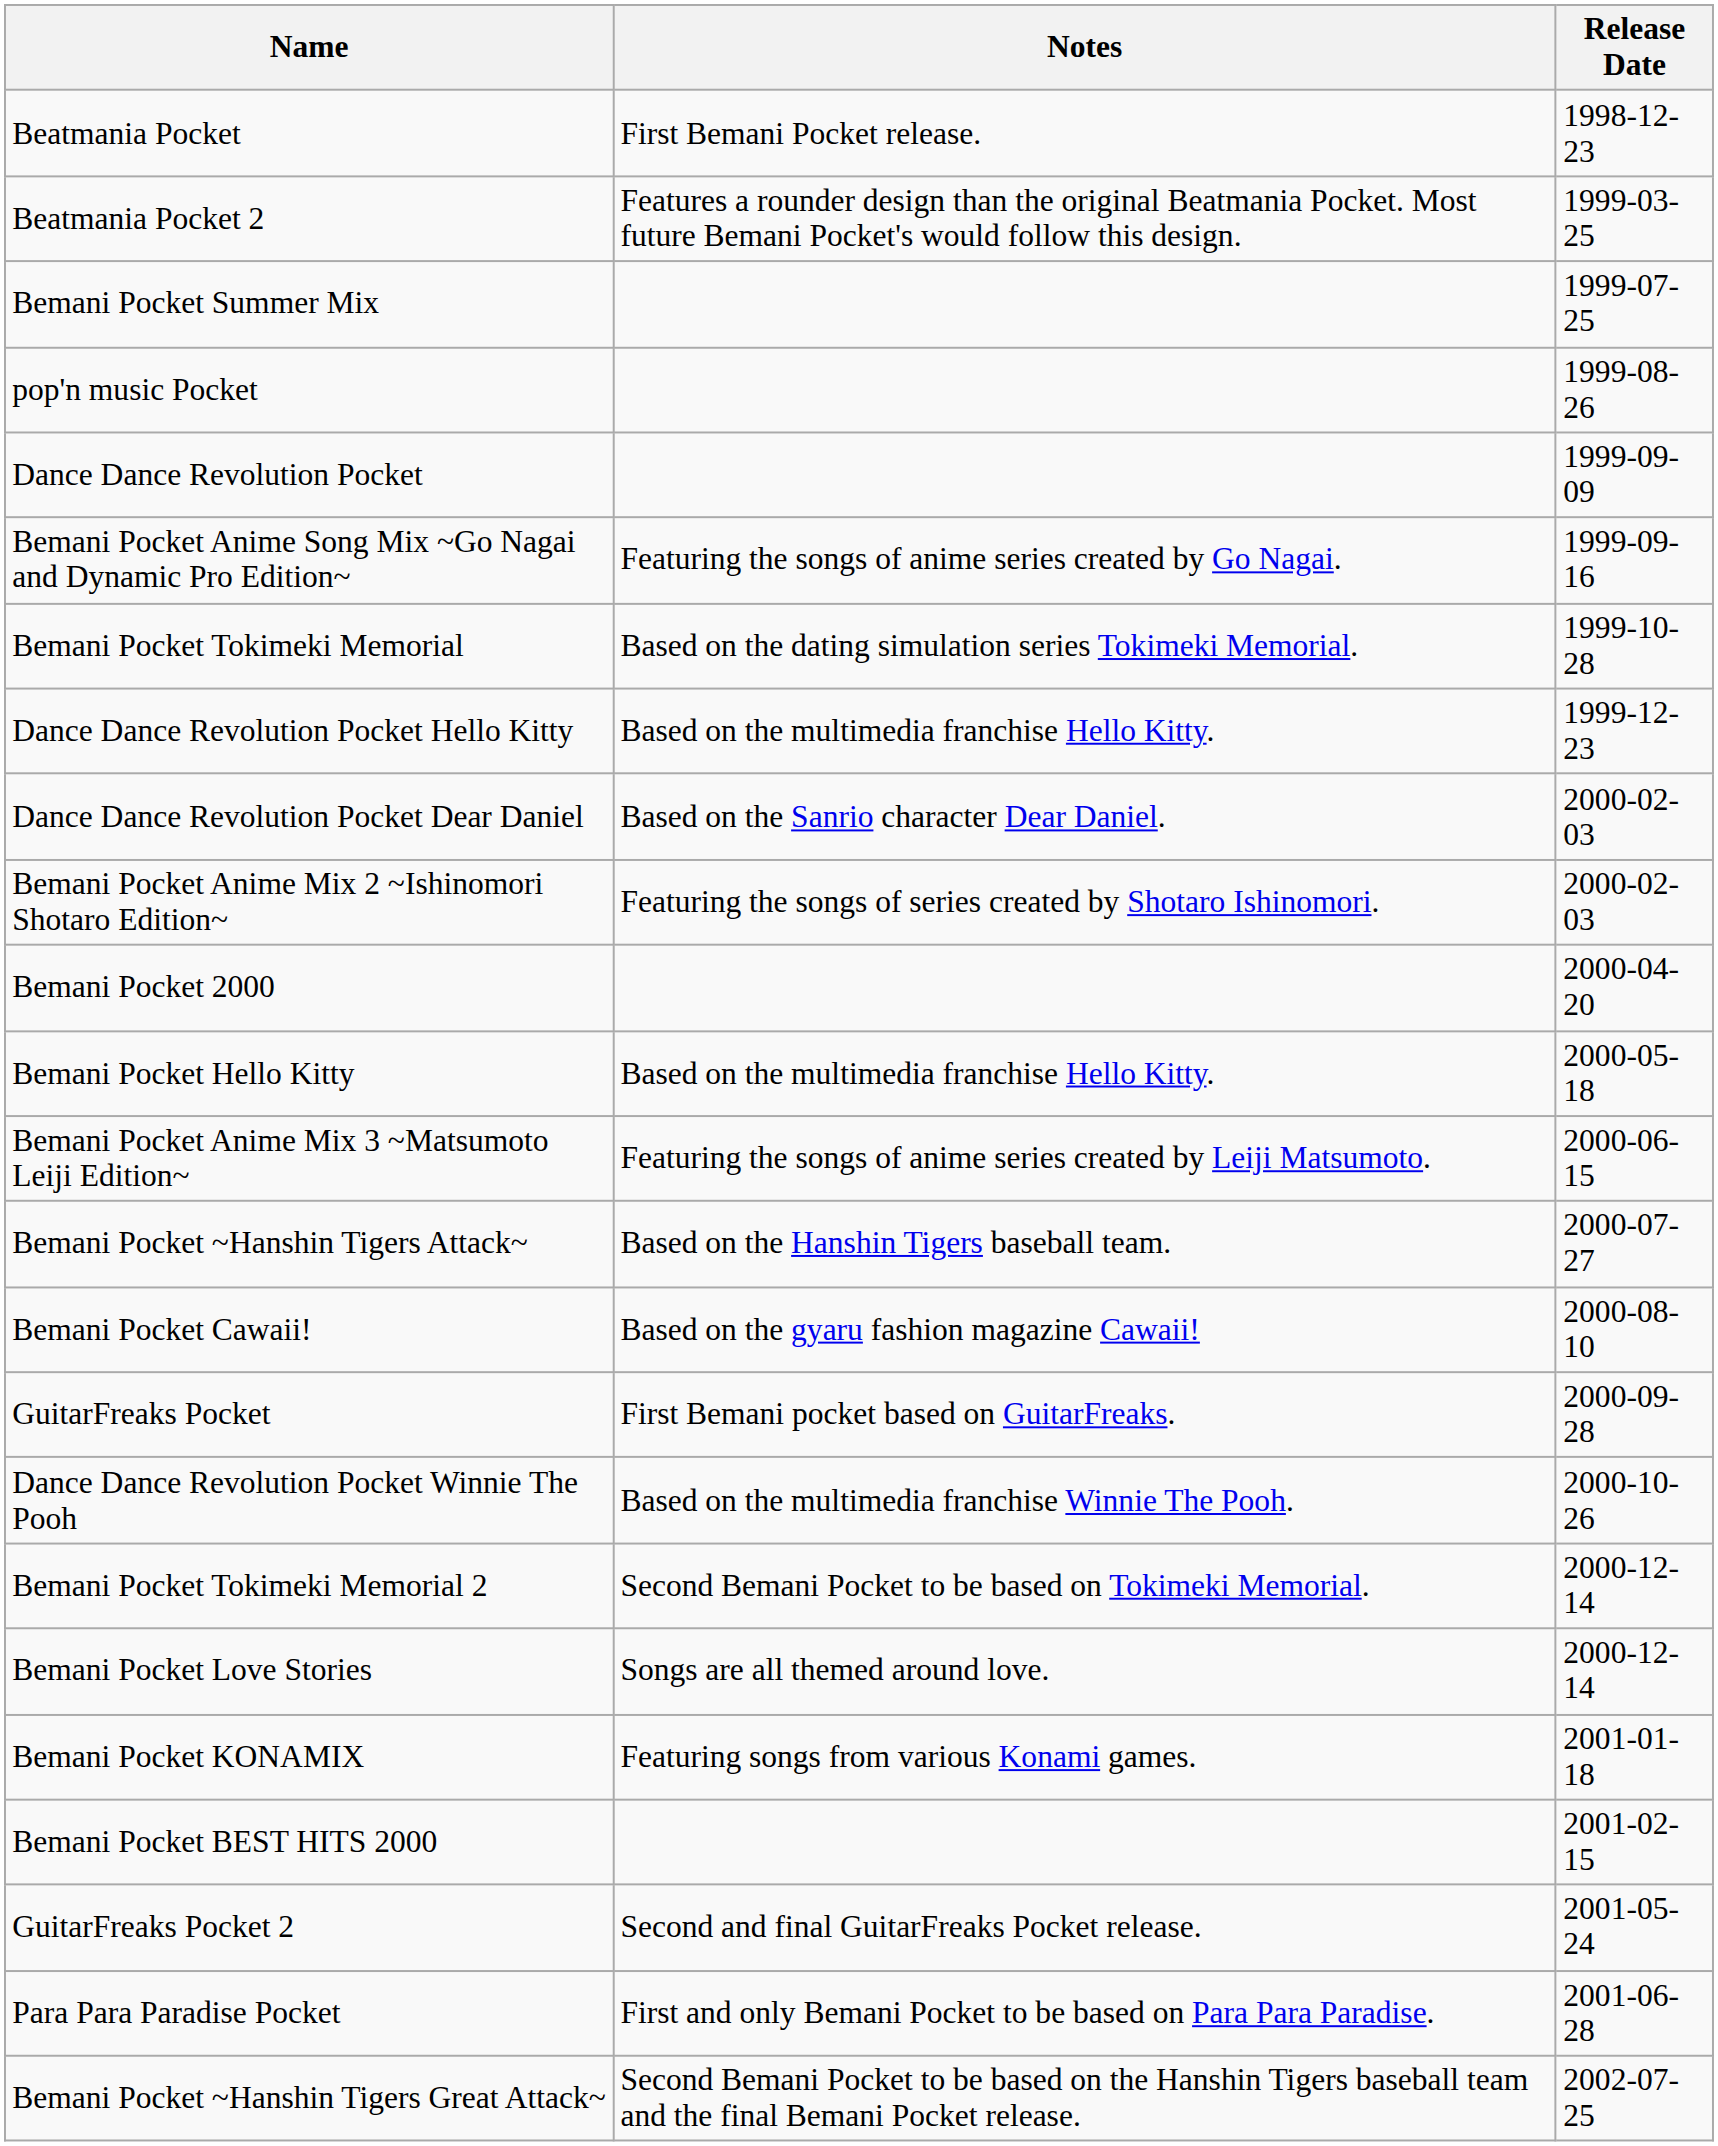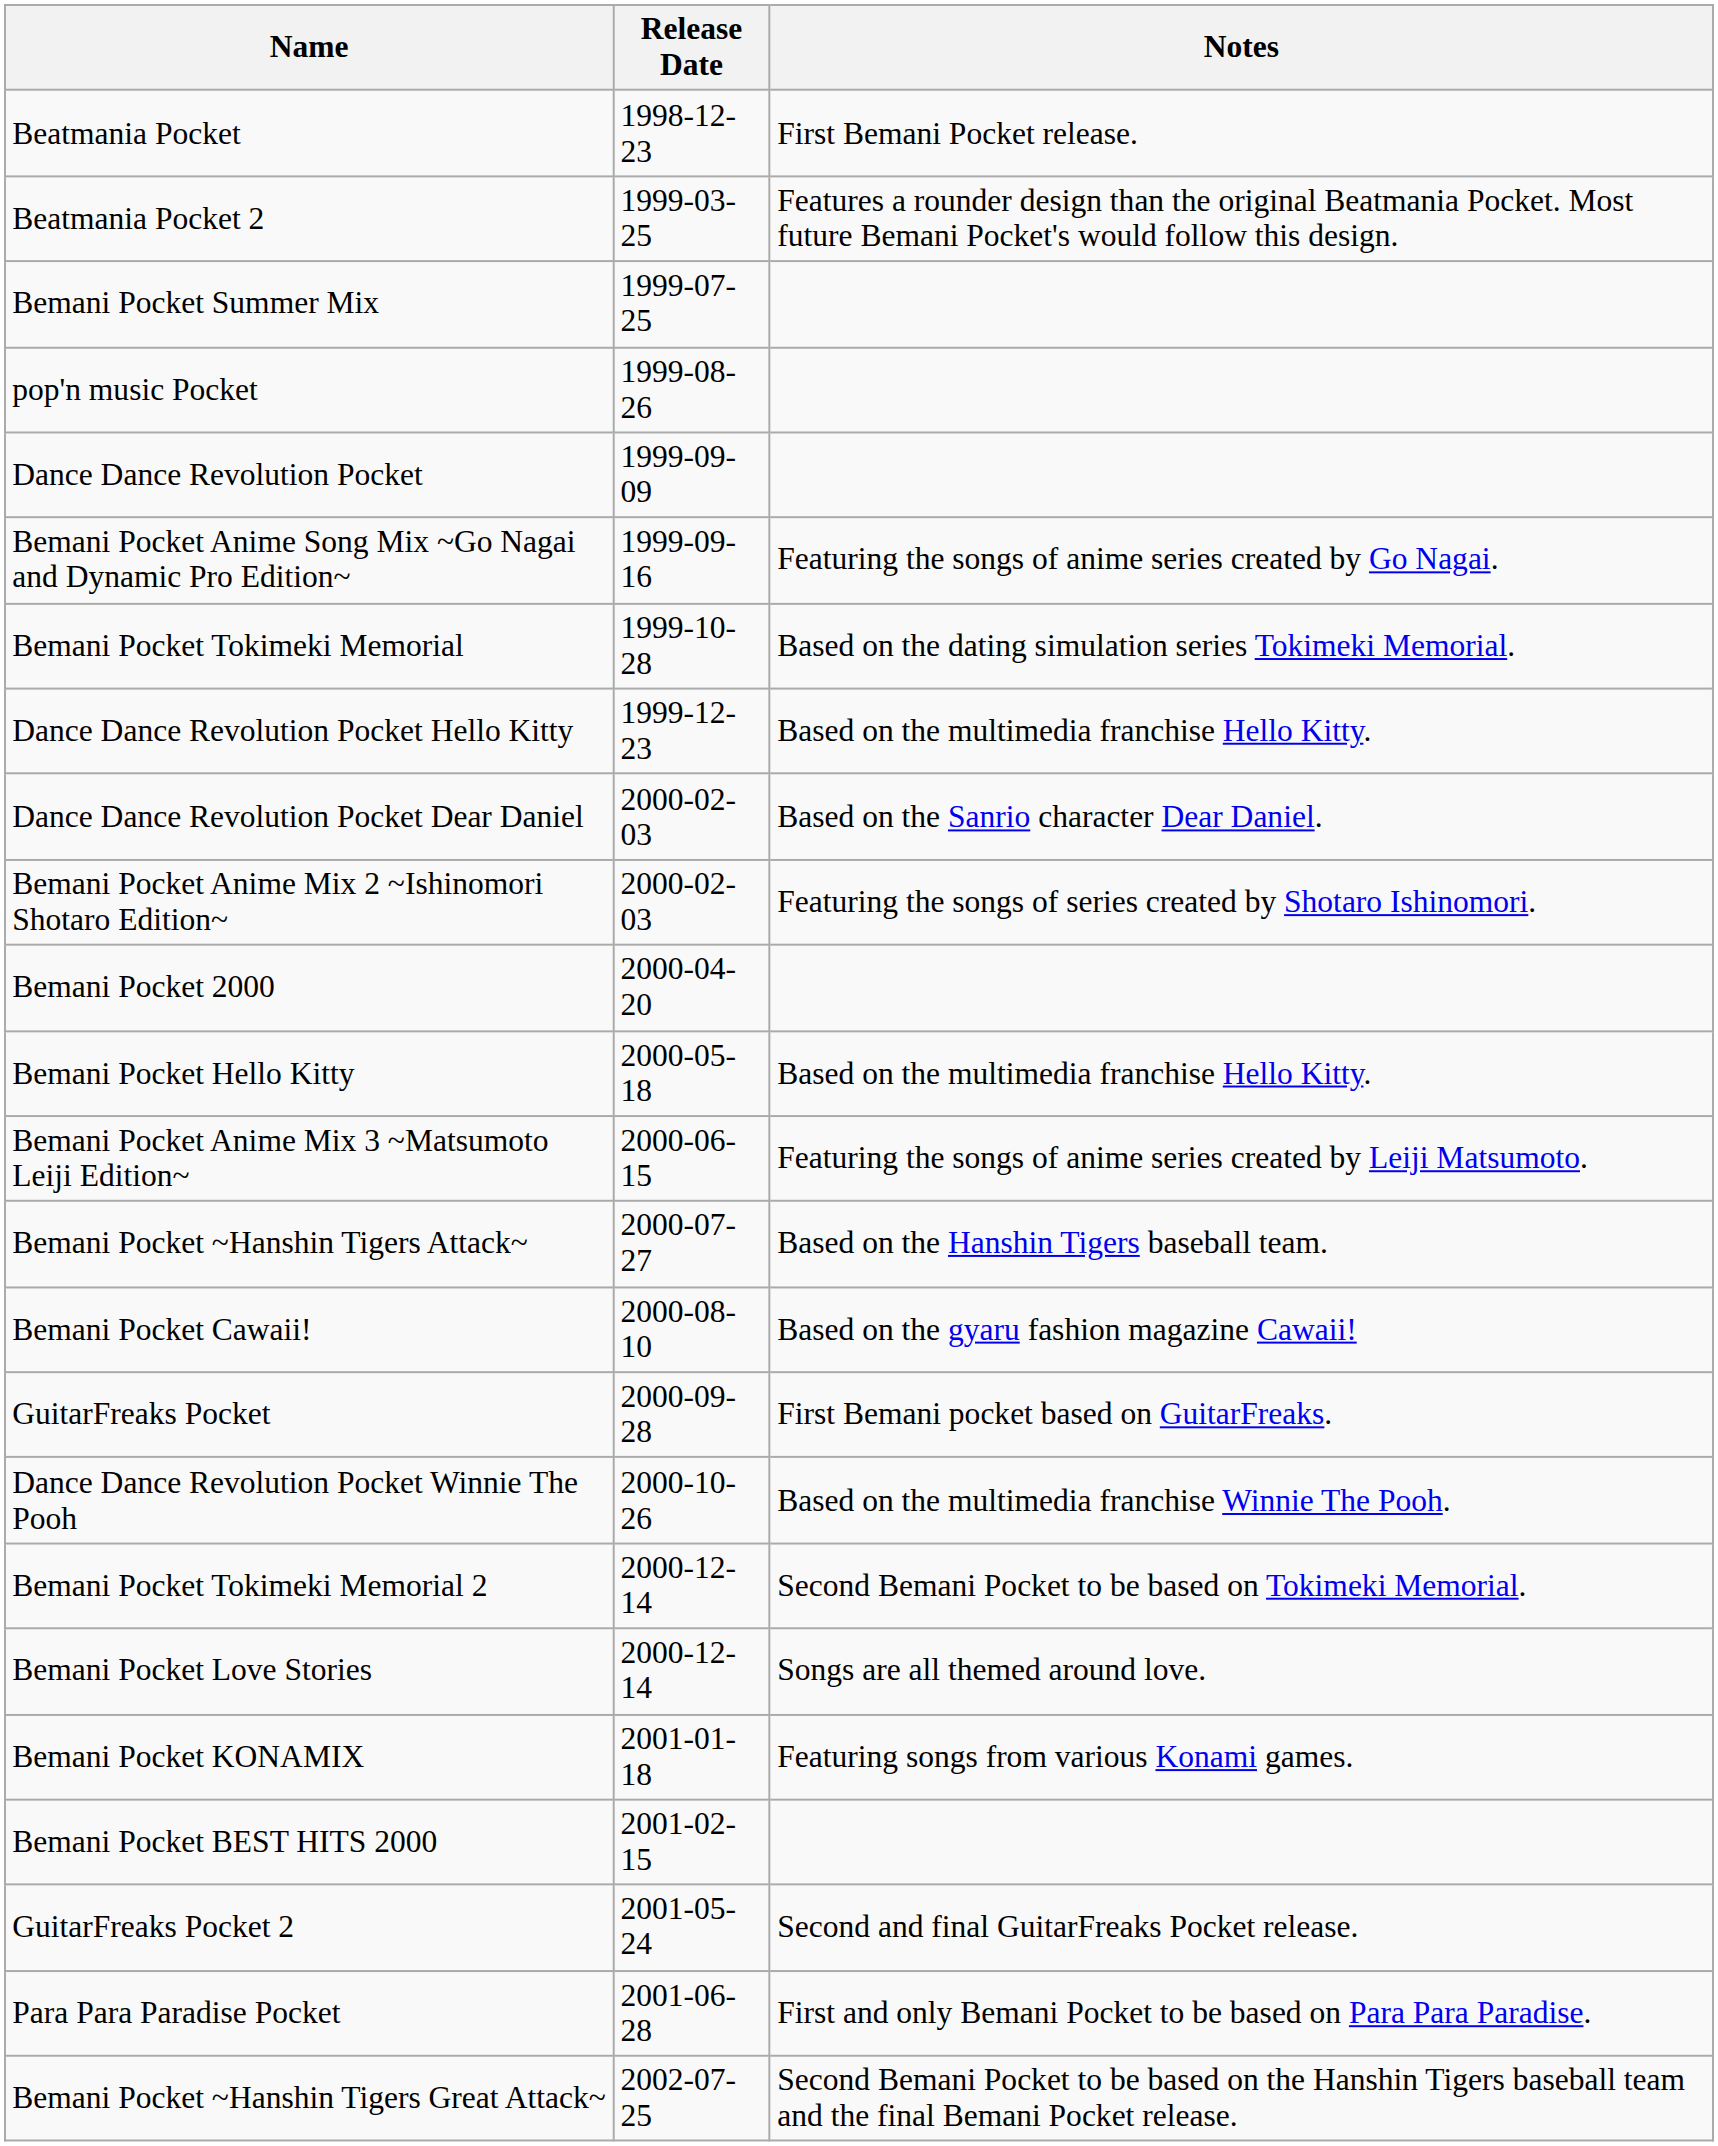columns swapped: (1635, 47) <-> (1085, 47)
